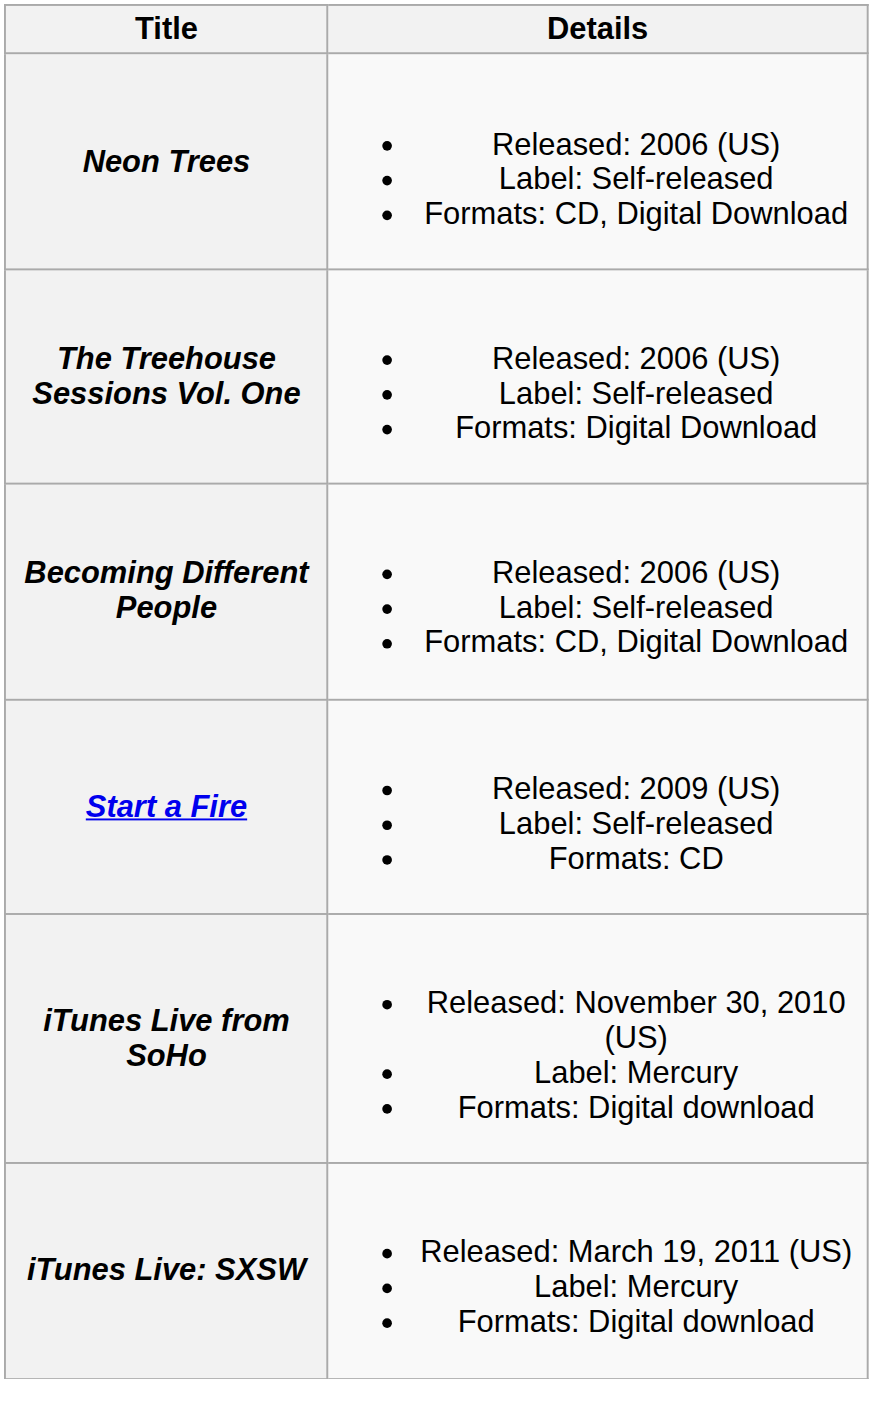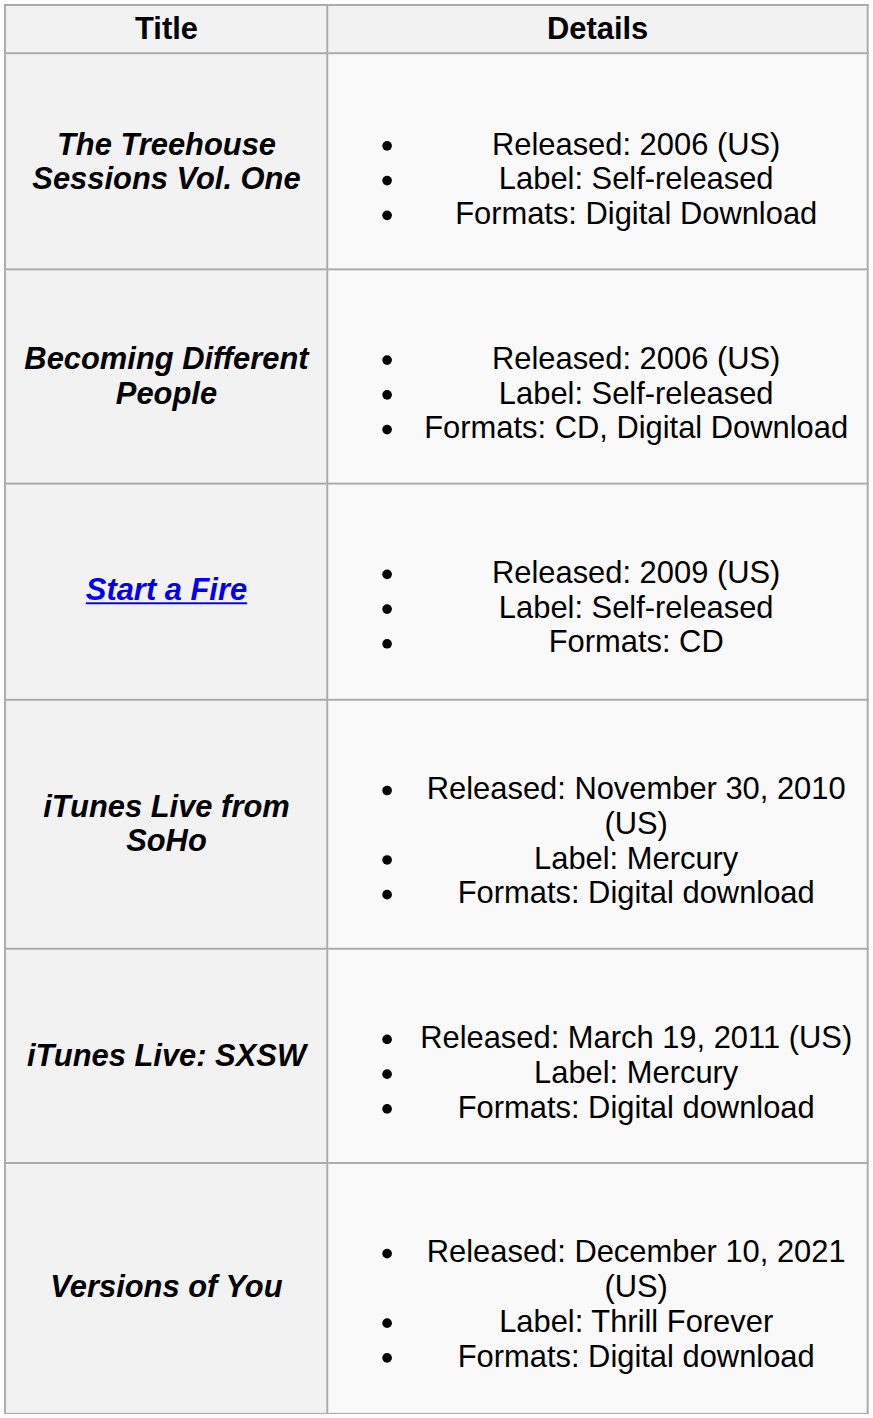- row: (166, 160)
+ row: (166, 1287)
